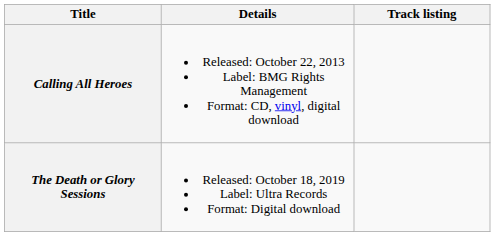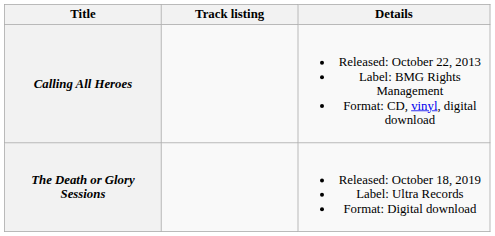columns swapped: (258, 14) <-> (422, 14)
